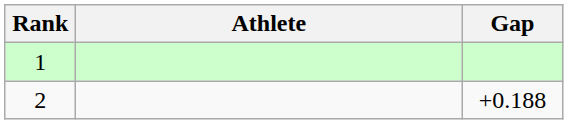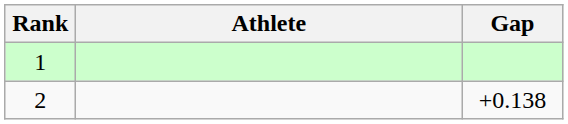(512, 99) +0.188 -> (512, 99) +0.138
